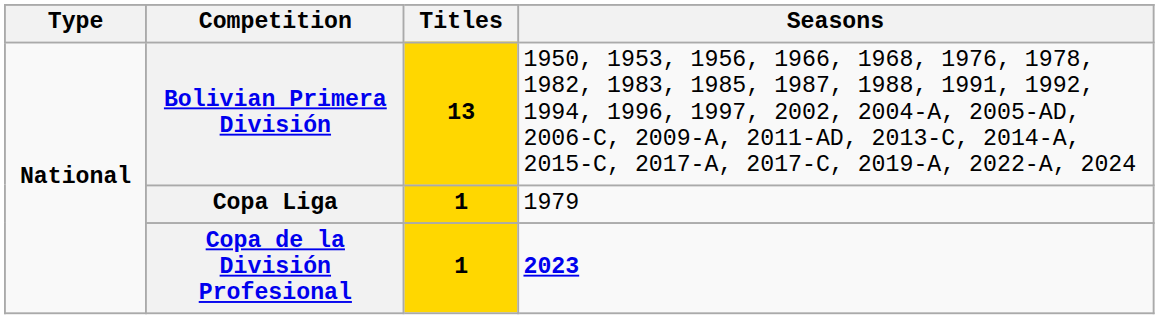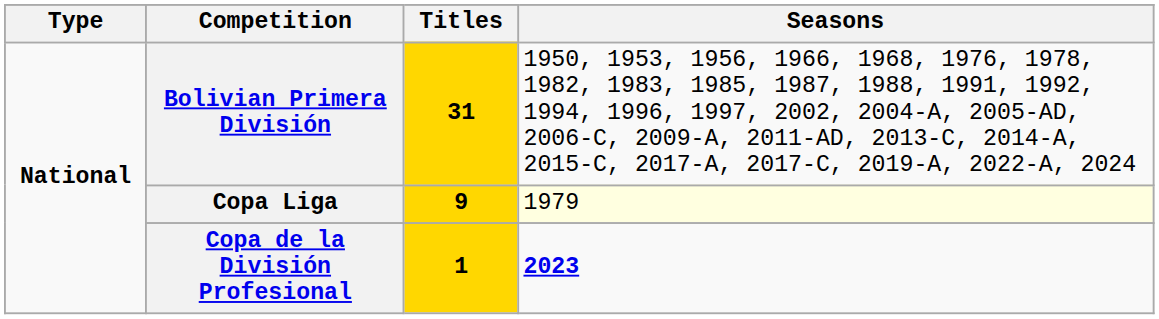(461, 114) 13 -> (461, 114) 31
(461, 204) 1 -> (461, 204) 9
(551, 204) no background -> (551, 204) lightyellow background
